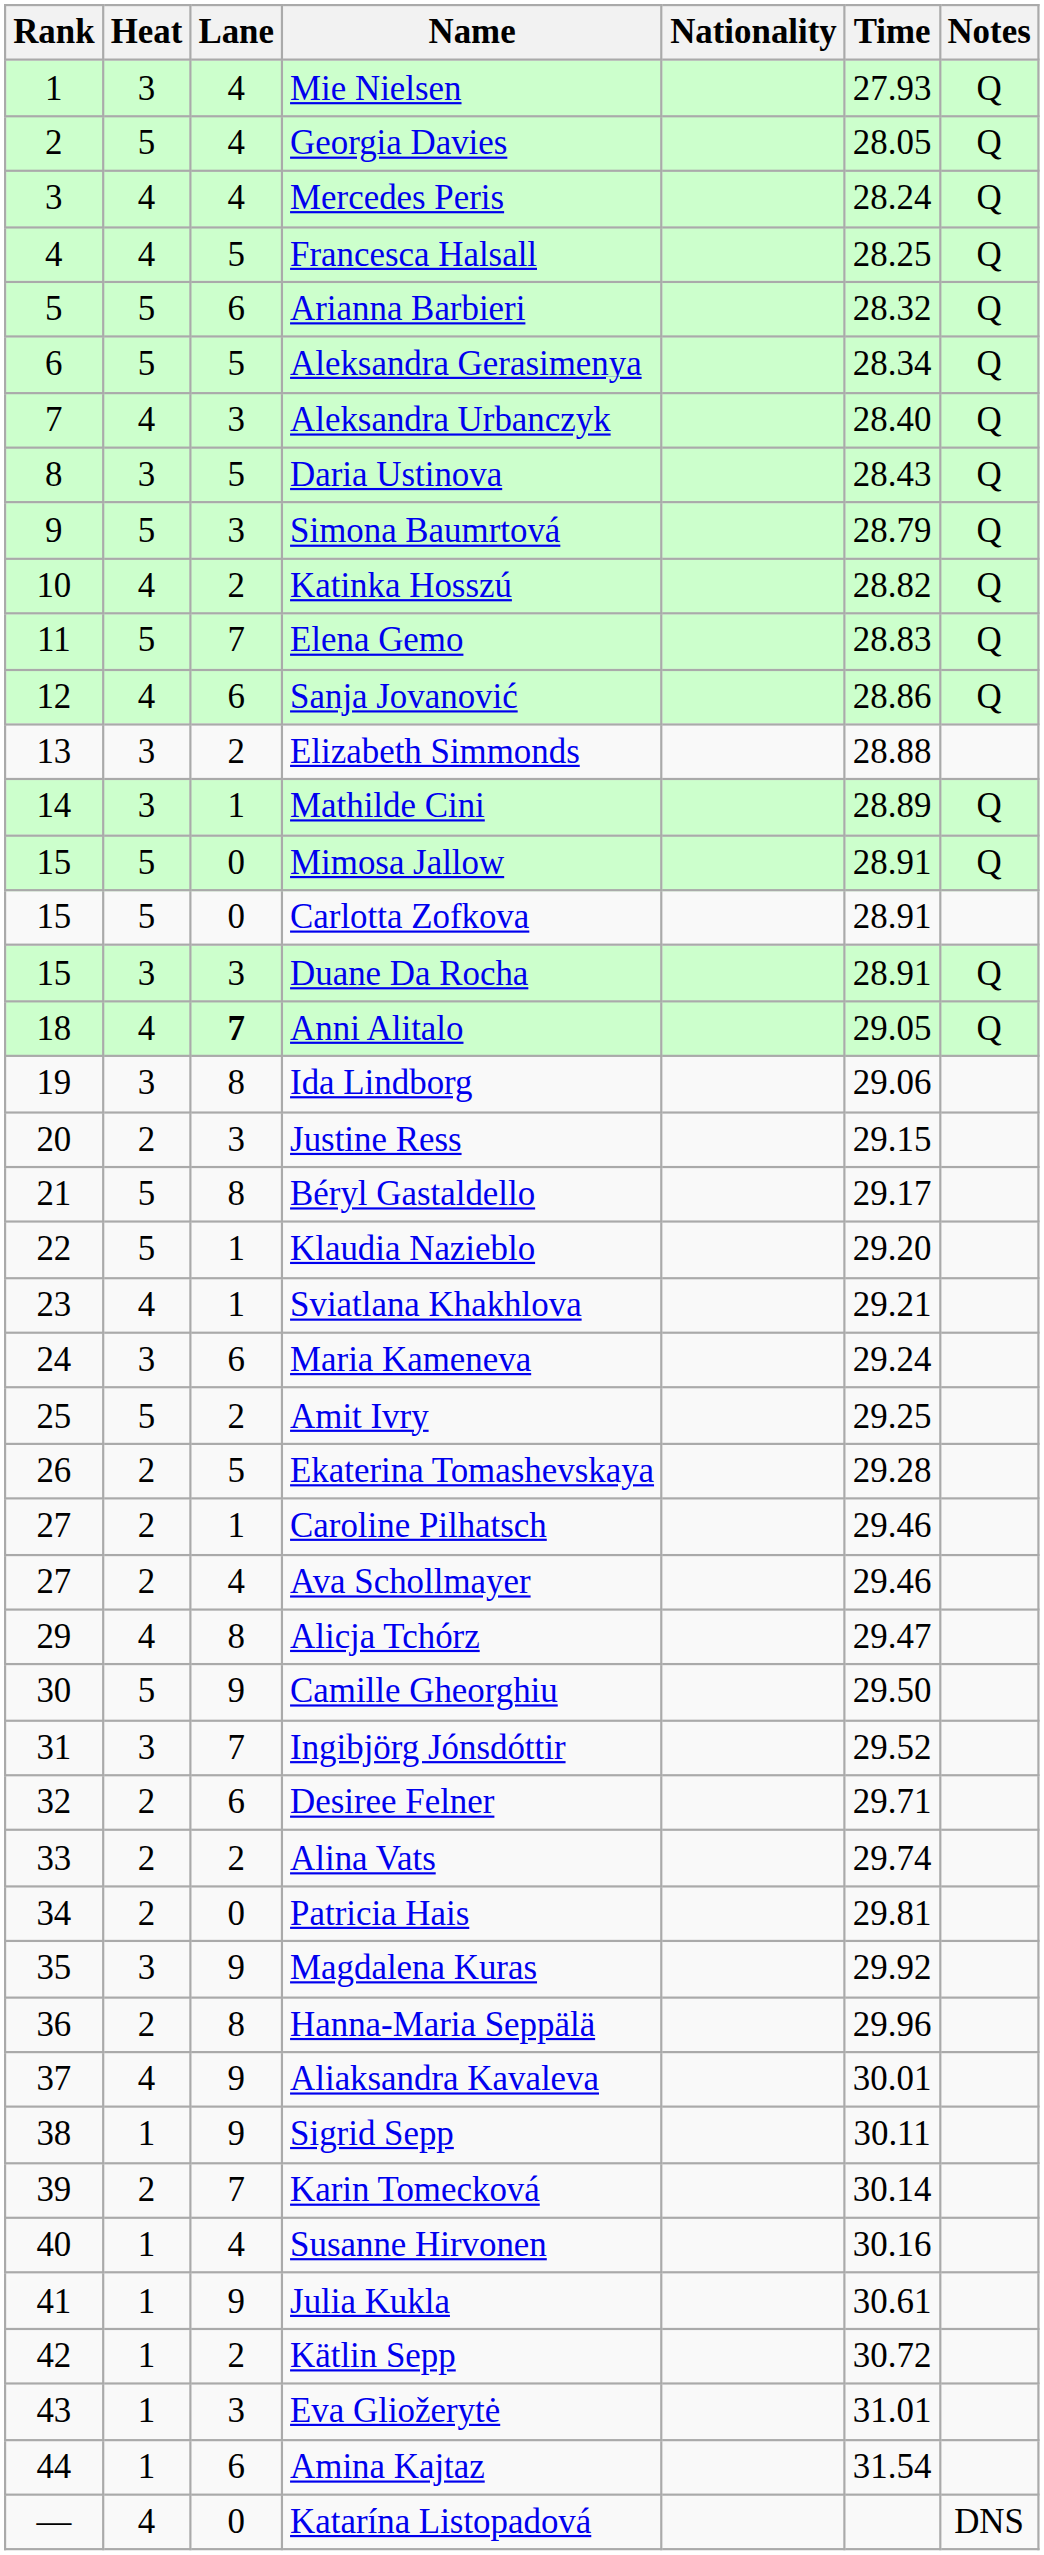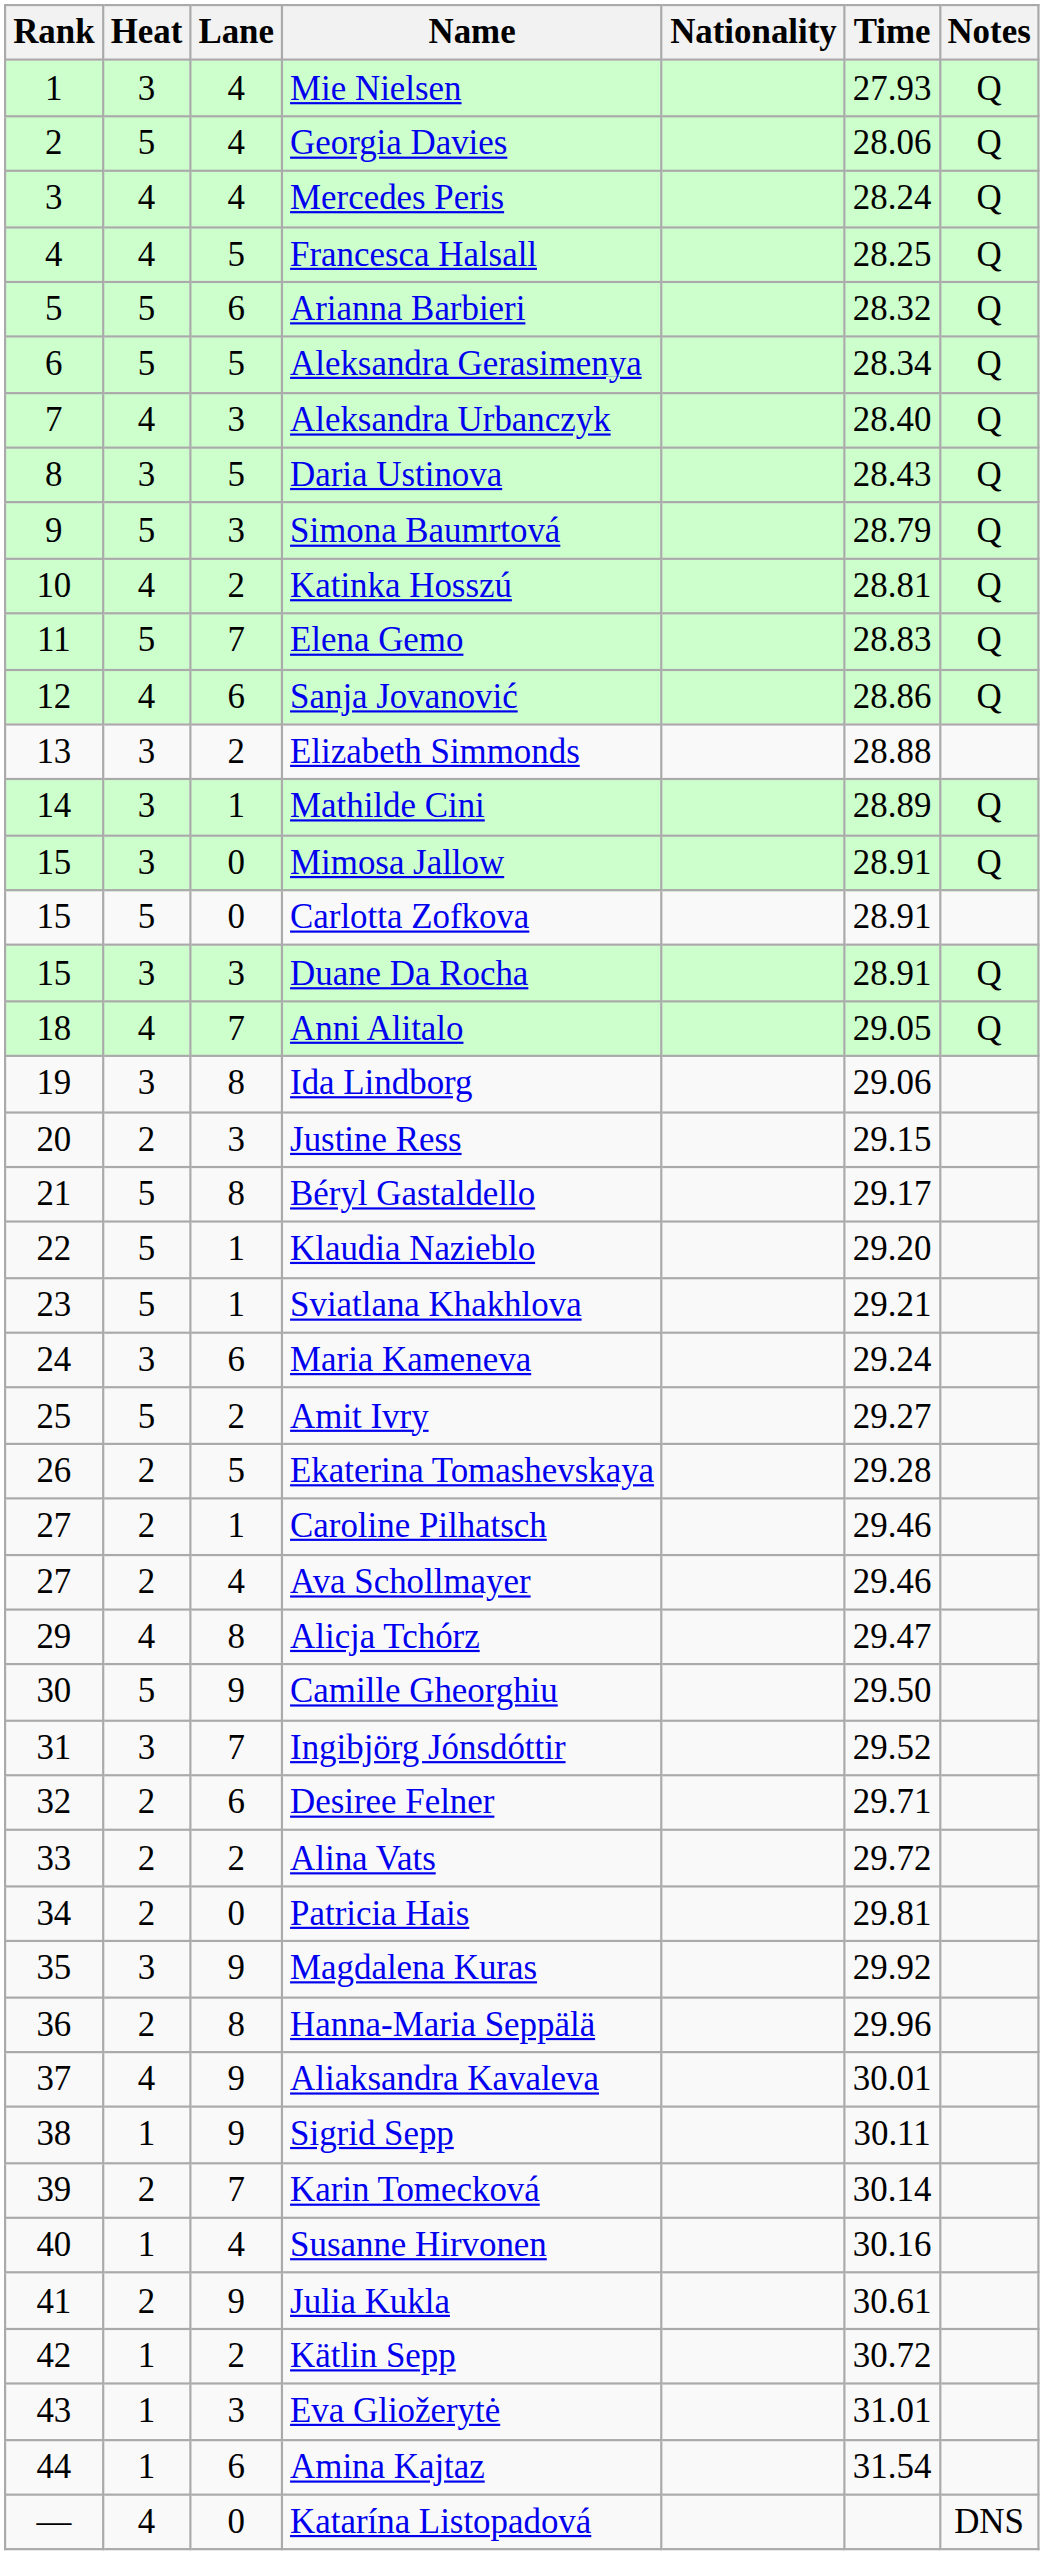(892, 142) 28.05 -> (892, 142) 28.06
(892, 585) 28.82 -> (892, 585) 28.81
(146, 861) 5 -> (146, 861) 3
(236, 1027) bold -> (236, 1027) normal
(146, 1304) 4 -> (146, 1304) 5
(892, 1415) 29.25 -> (892, 1415) 29.27
(892, 1857) 29.74 -> (892, 1857) 29.72
(146, 2300) 1 -> (146, 2300) 2
